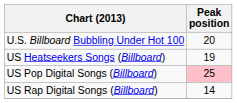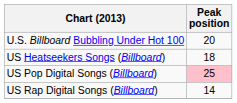(209, 57) 19 -> (209, 57) 18
